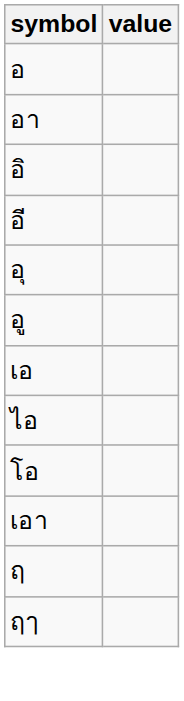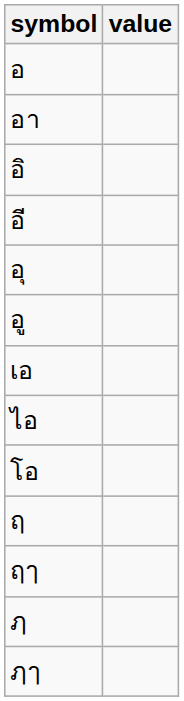- row: (29, 521)
+ row: (19, 621)
+ row: (25, 671)
